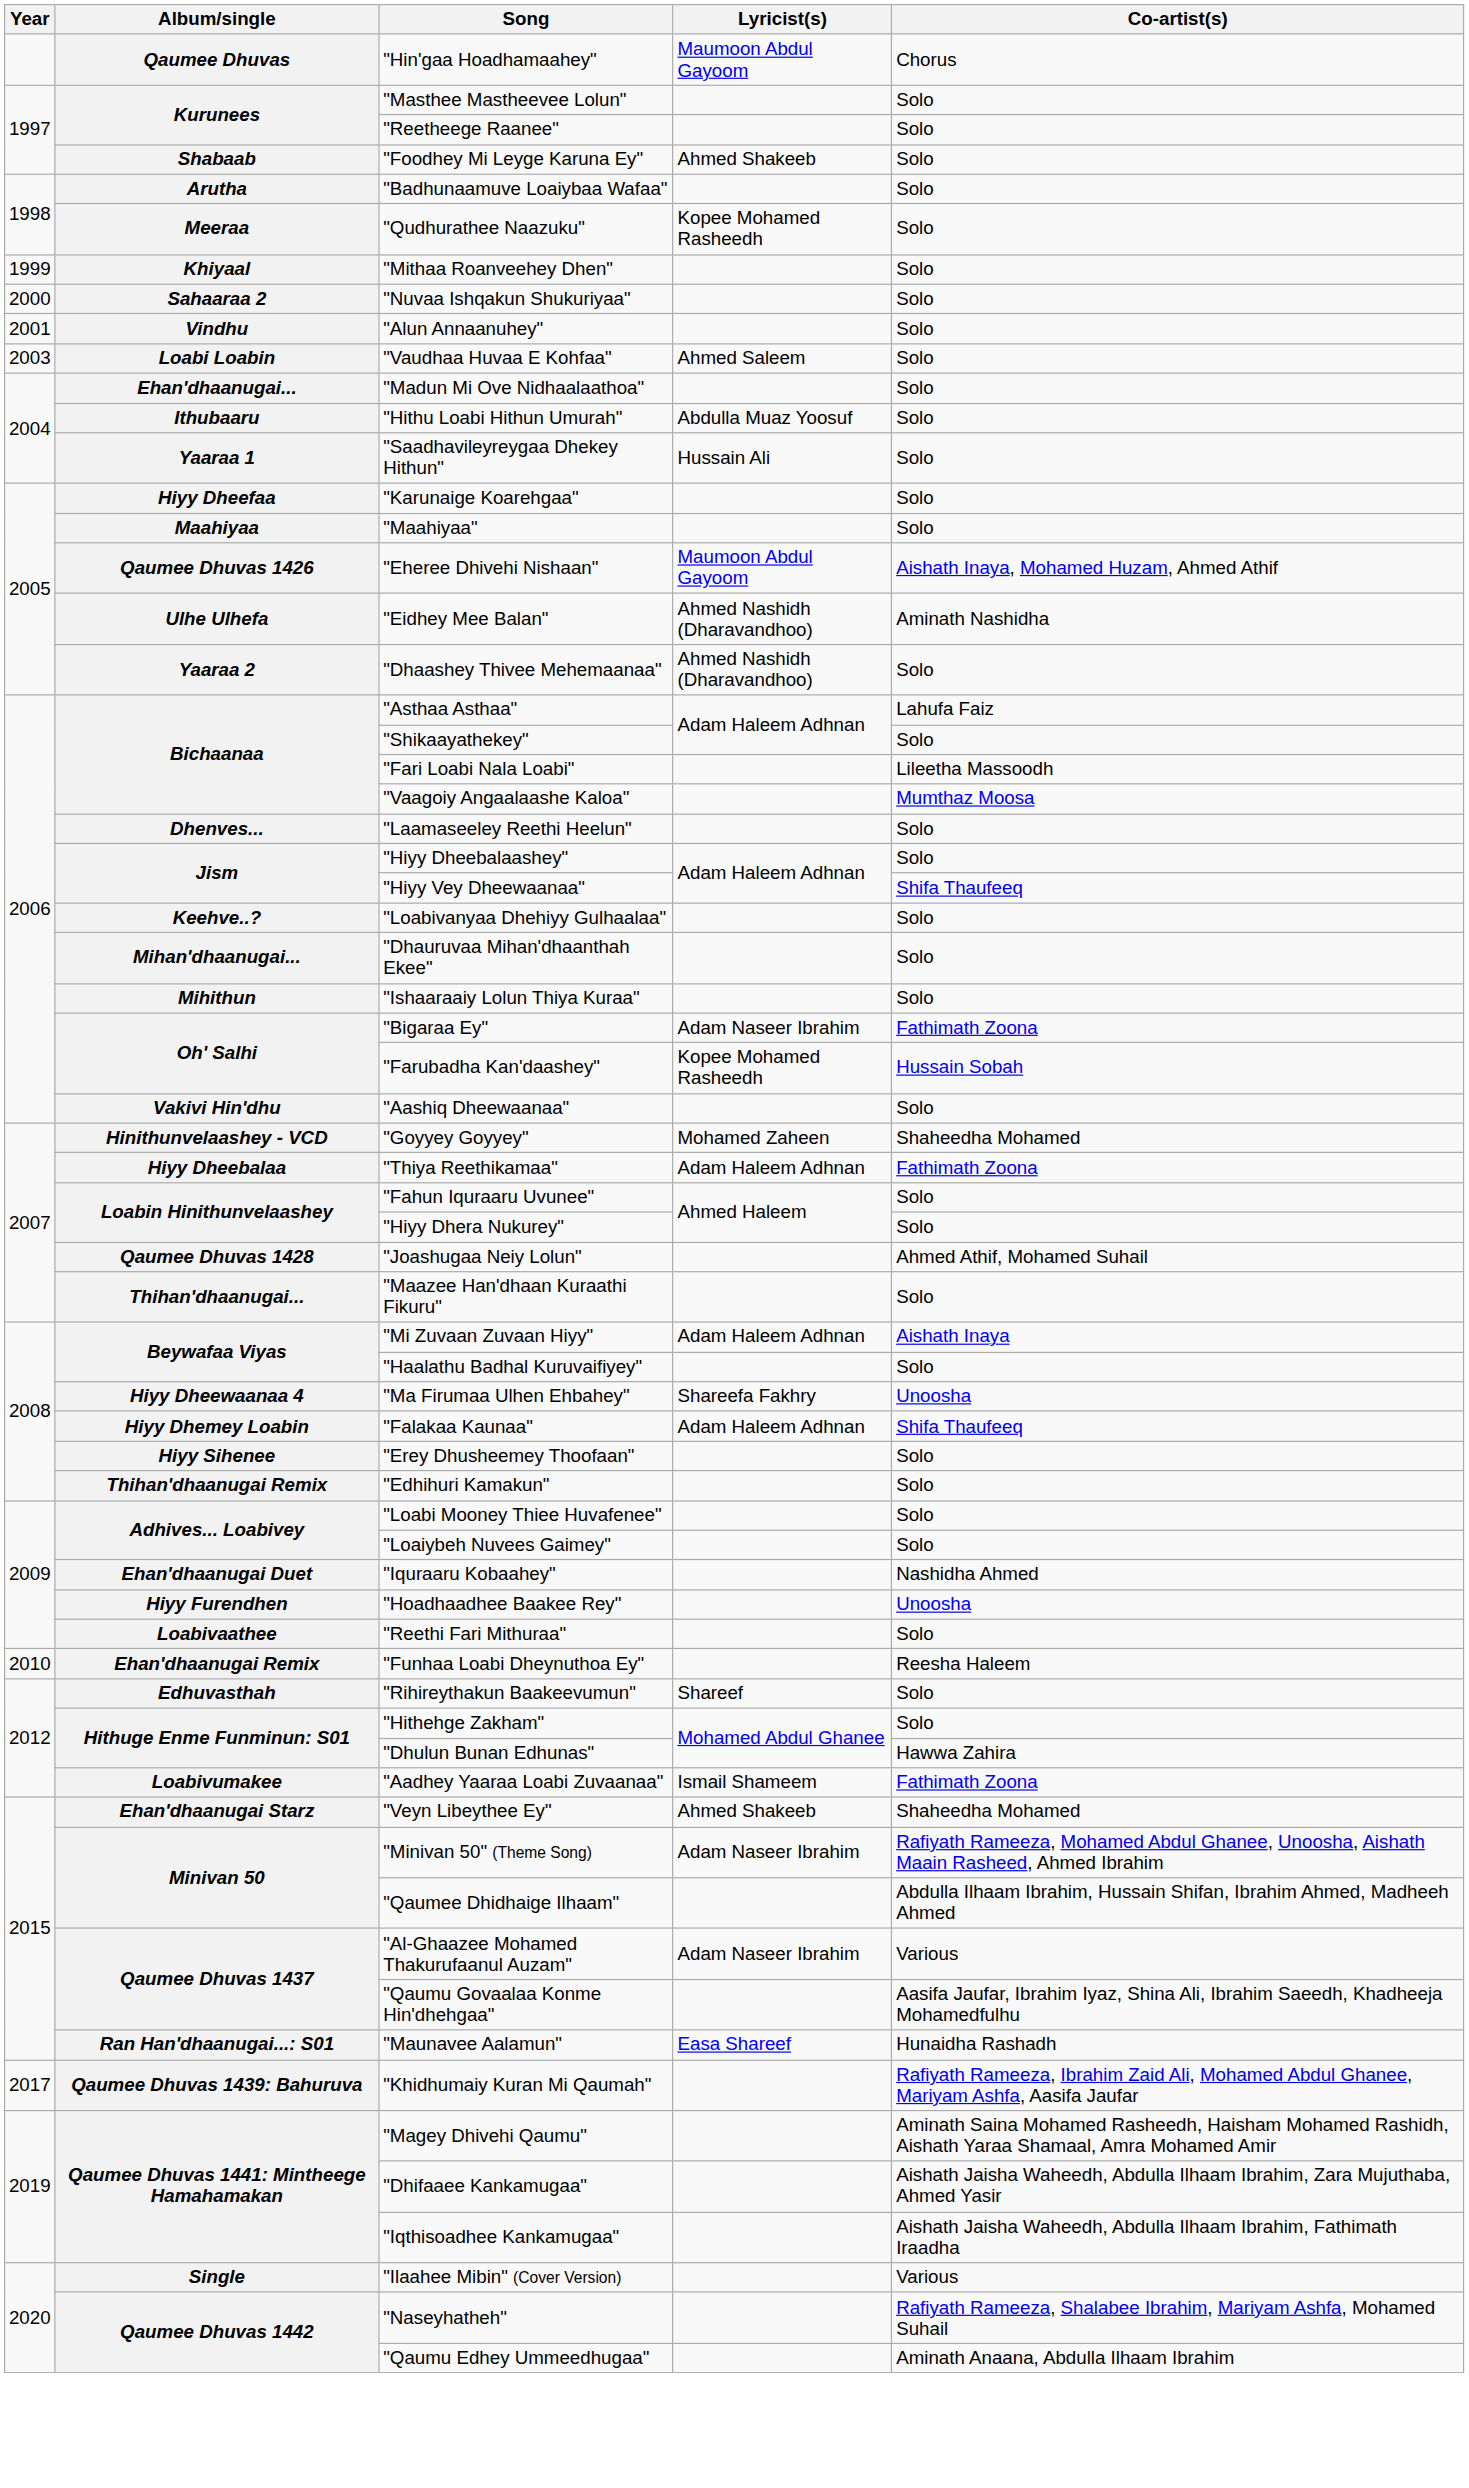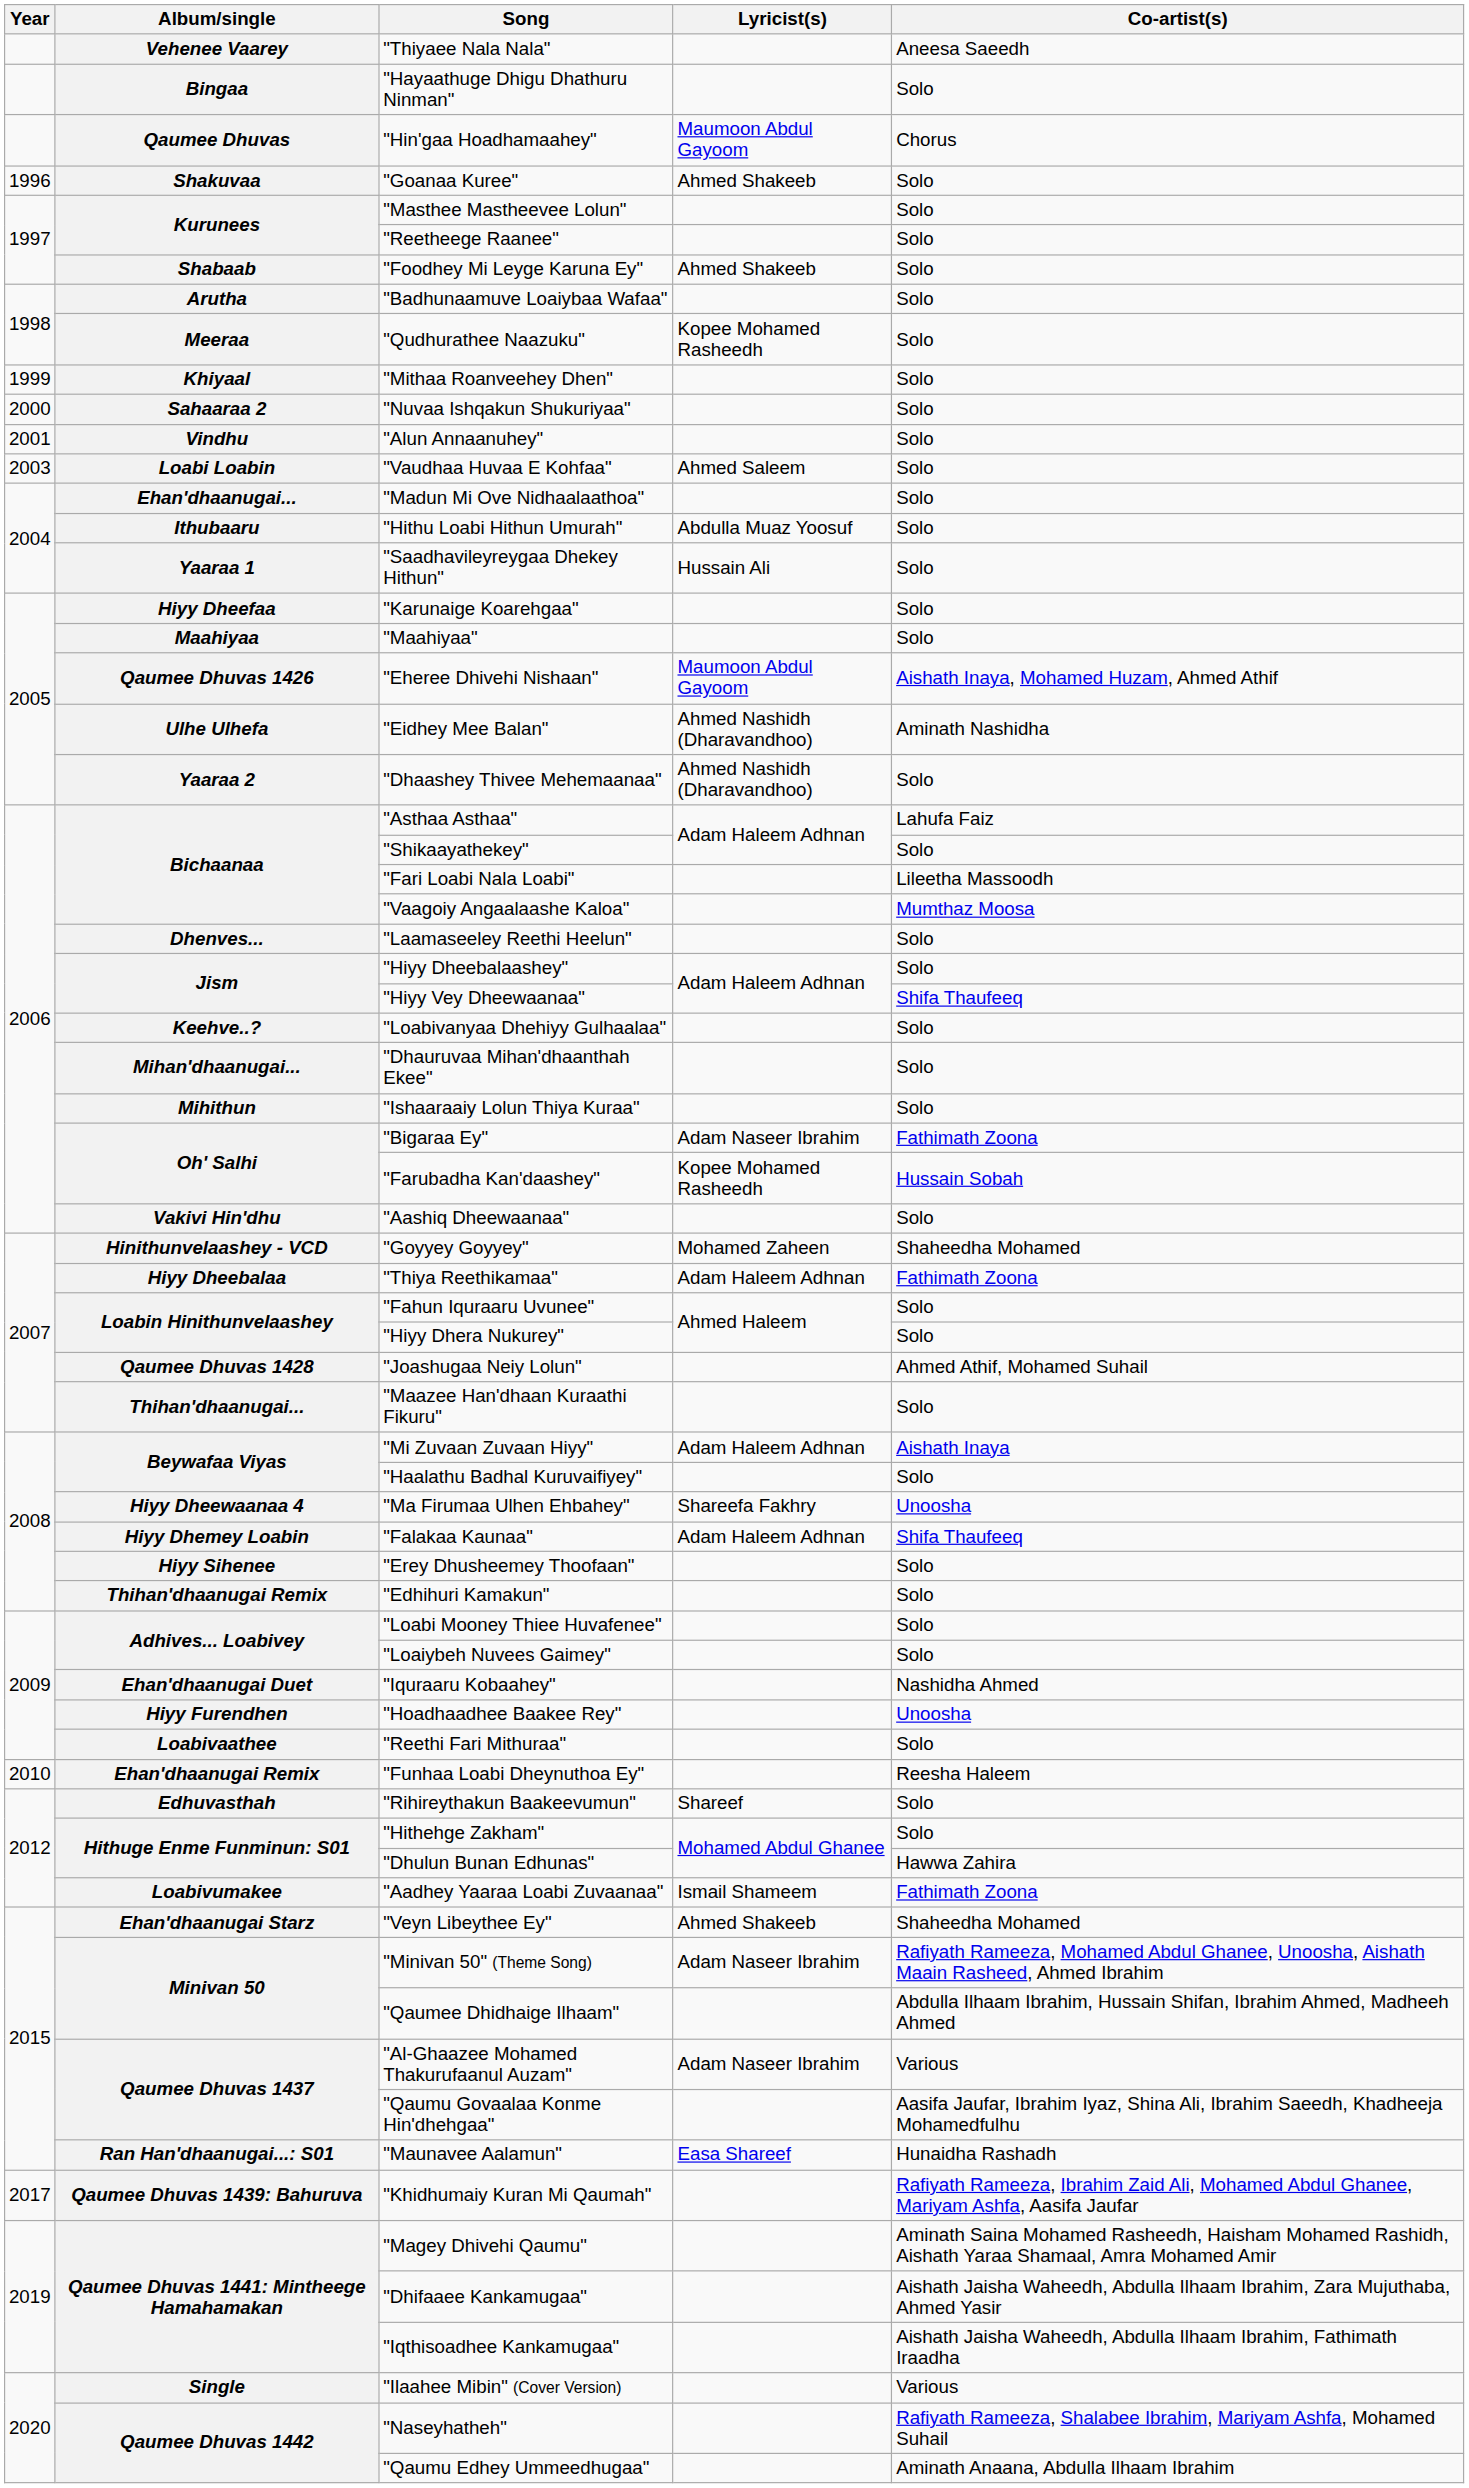+ row: (467, 49)
+ row: (505, 89)
+ row: (451, 180)
